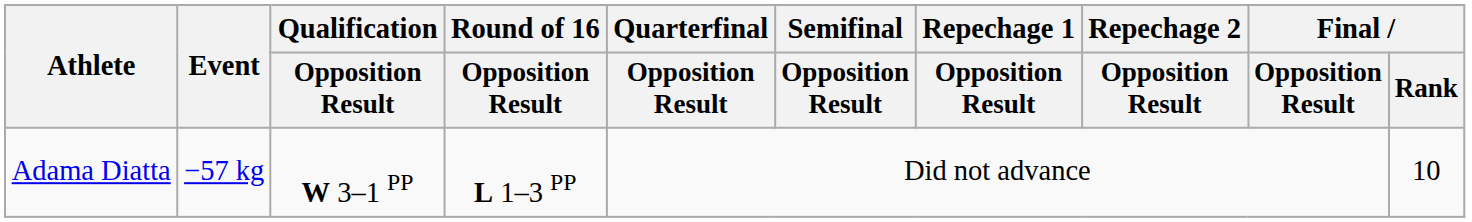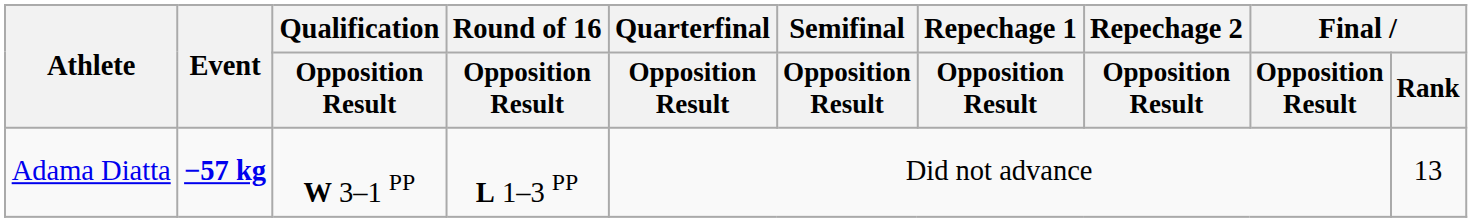(224, 172) normal -> (225, 172) bold
(1426, 172) 10 -> (1428, 172) 13
